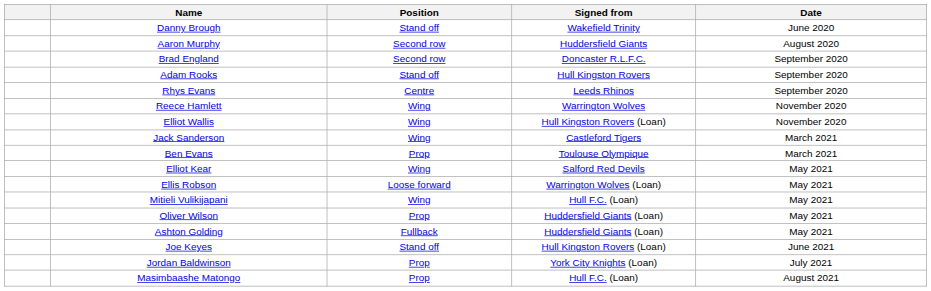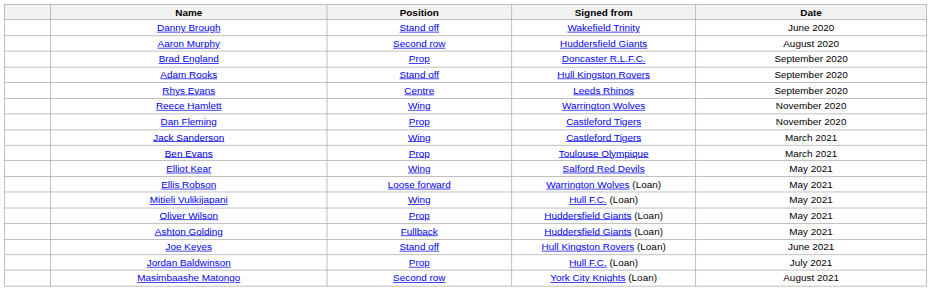(419, 59) Second row -> (419, 59) Prop
- row: (189, 121)
+ row: (189, 121)
(604, 262) York City Knights (Loan) -> (604, 262) Hull F.C. (Loan)
(419, 278) Prop -> (419, 278) Second row
(604, 278) Hull F.C. (Loan) -> (604, 278) York City Knights (Loan)
